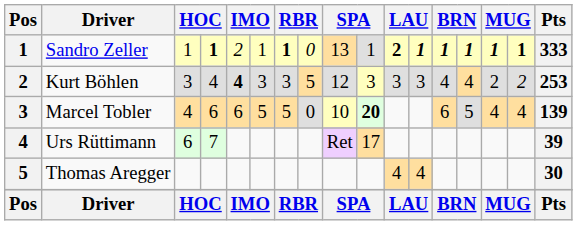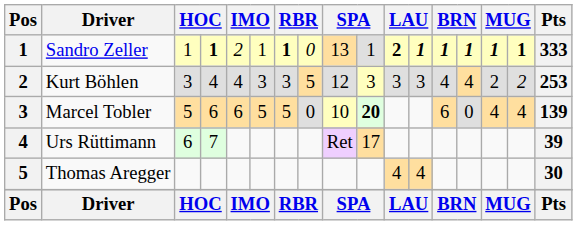(238, 80) bold -> (238, 80) normal
(188, 111) 4 -> (188, 111) 5
(469, 111) 5 -> (469, 111) 0
